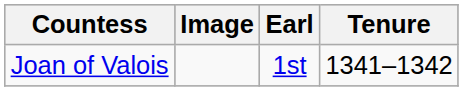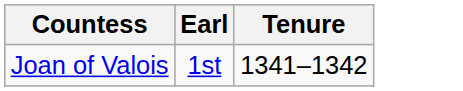- column: (217, 24)
